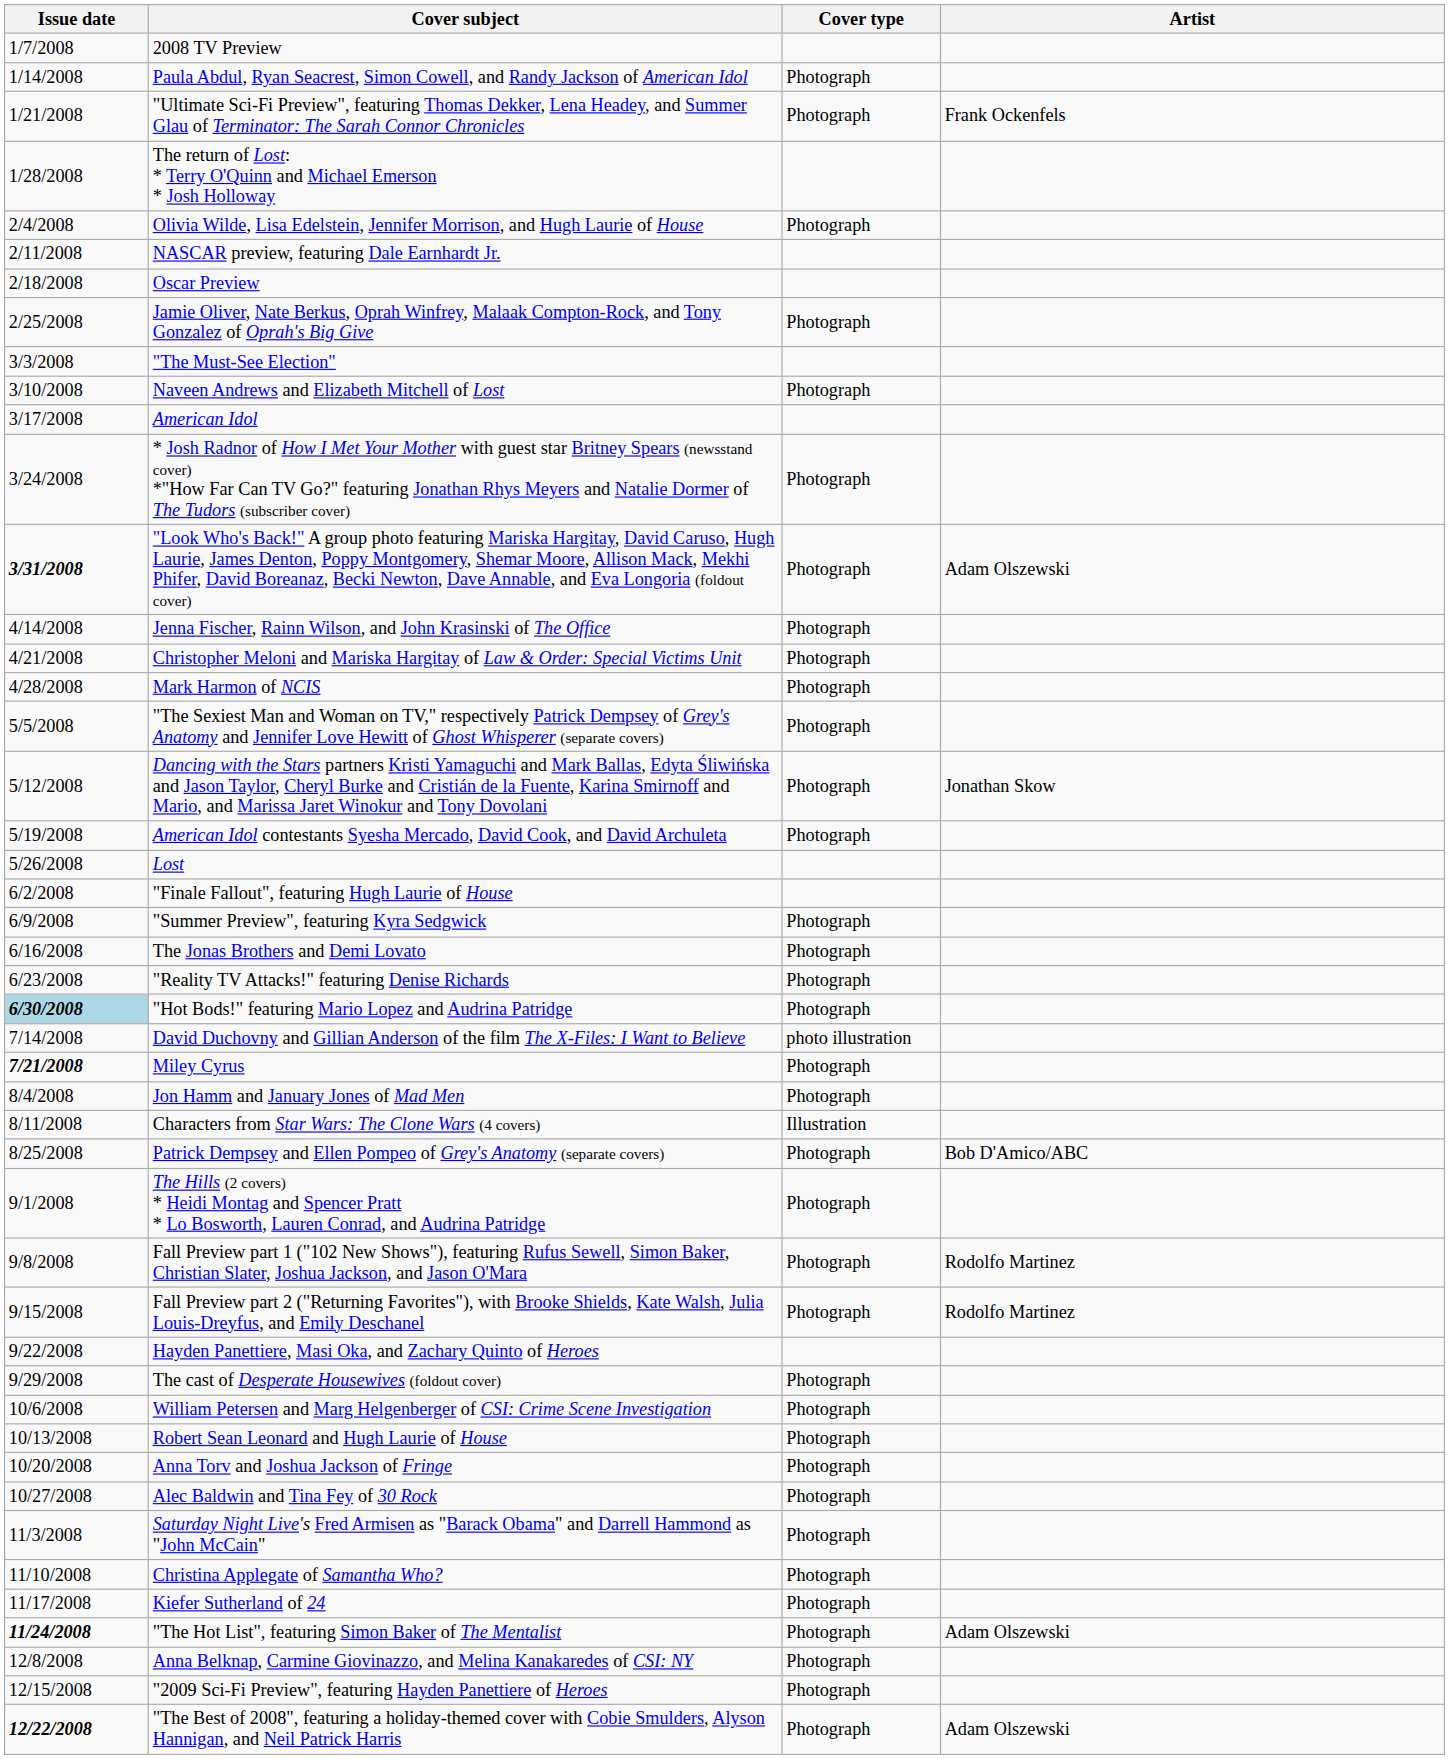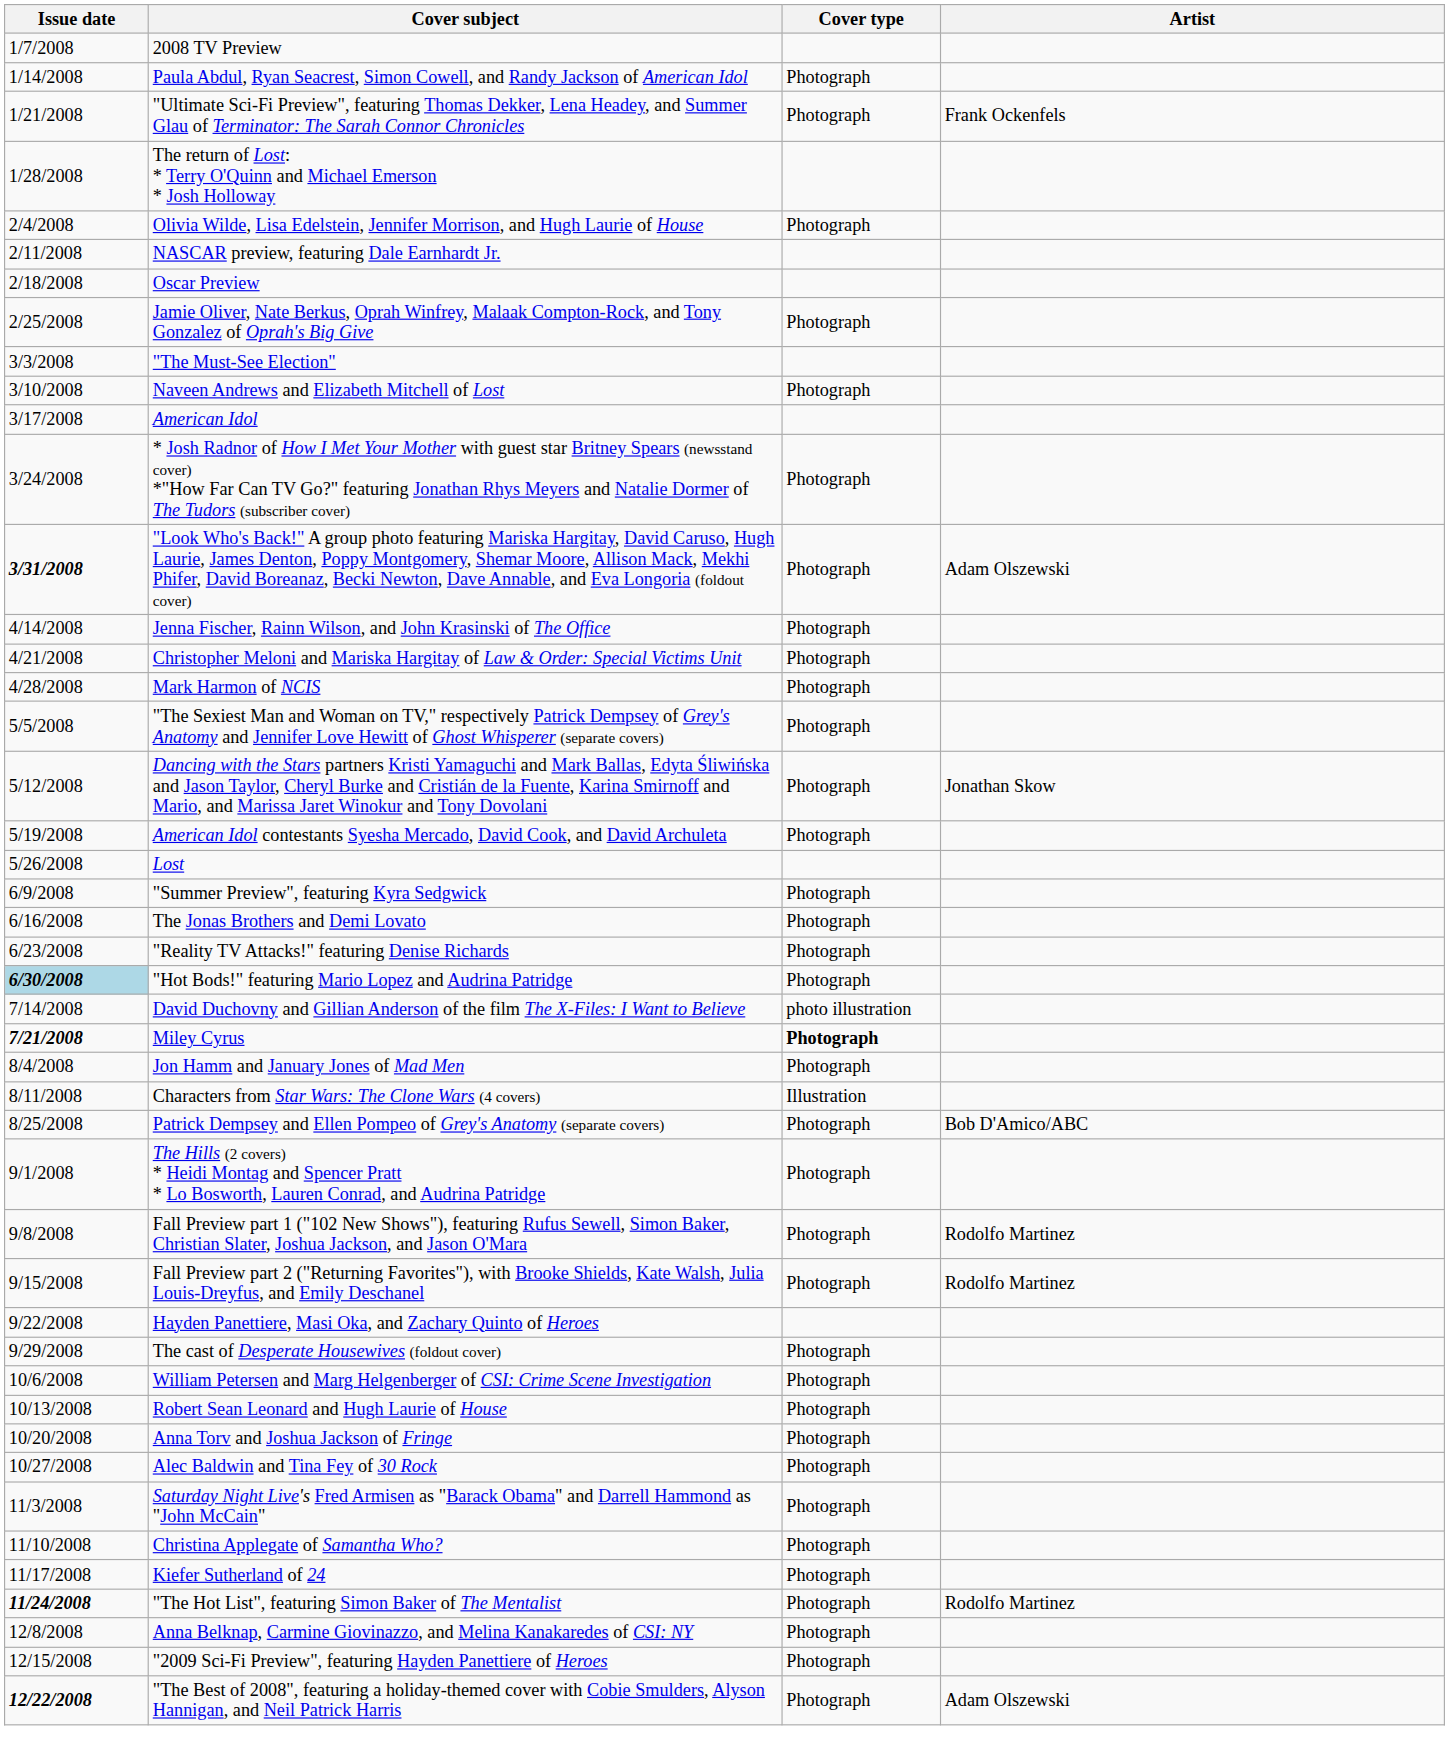- row: (333, 893)
(828, 1066) normal -> (832, 1037) bold
(1007, 1632) Adam Olszewski -> (1010, 1603) Rodolfo Martinez
